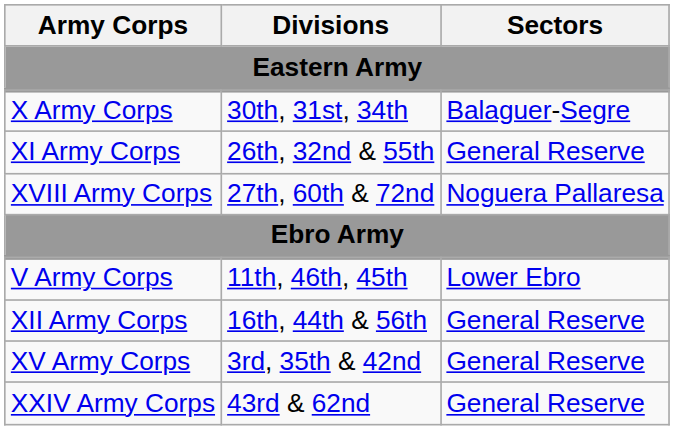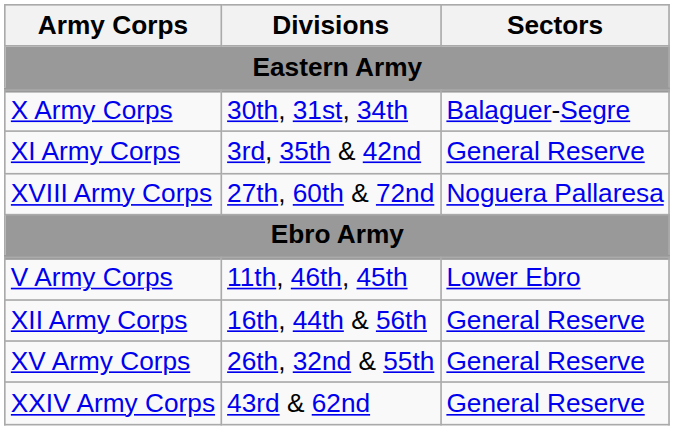(331, 151) 26th, 32nd & 55th -> (324, 151) 3rd, 35th & 42nd
(324, 361) 3rd, 35th & 42nd -> (331, 361) 26th, 32nd & 55th
